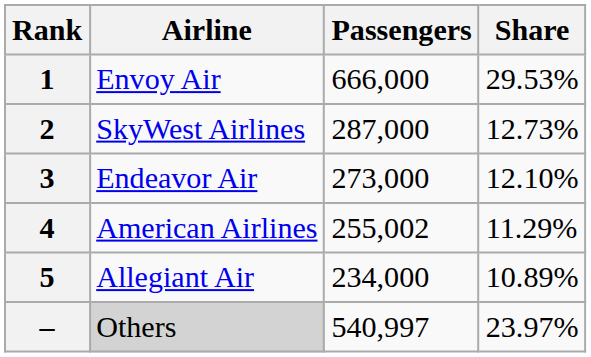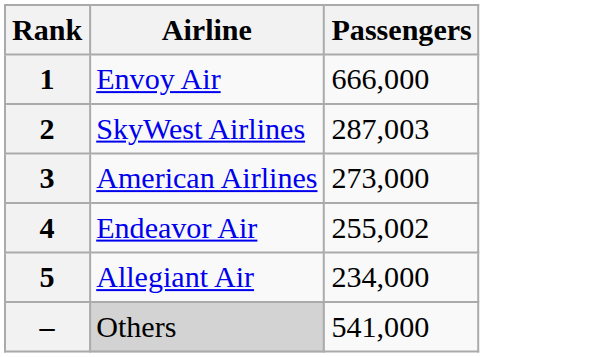- column: (532, 29)
(380, 128) 287,000 -> (380, 128) 287,003
(177, 178) Endeavor Air -> (207, 178) American Airlines
(207, 227) American Airlines -> (177, 227) Endeavor Air
(380, 327) 540,997 -> (380, 327) 541,000
